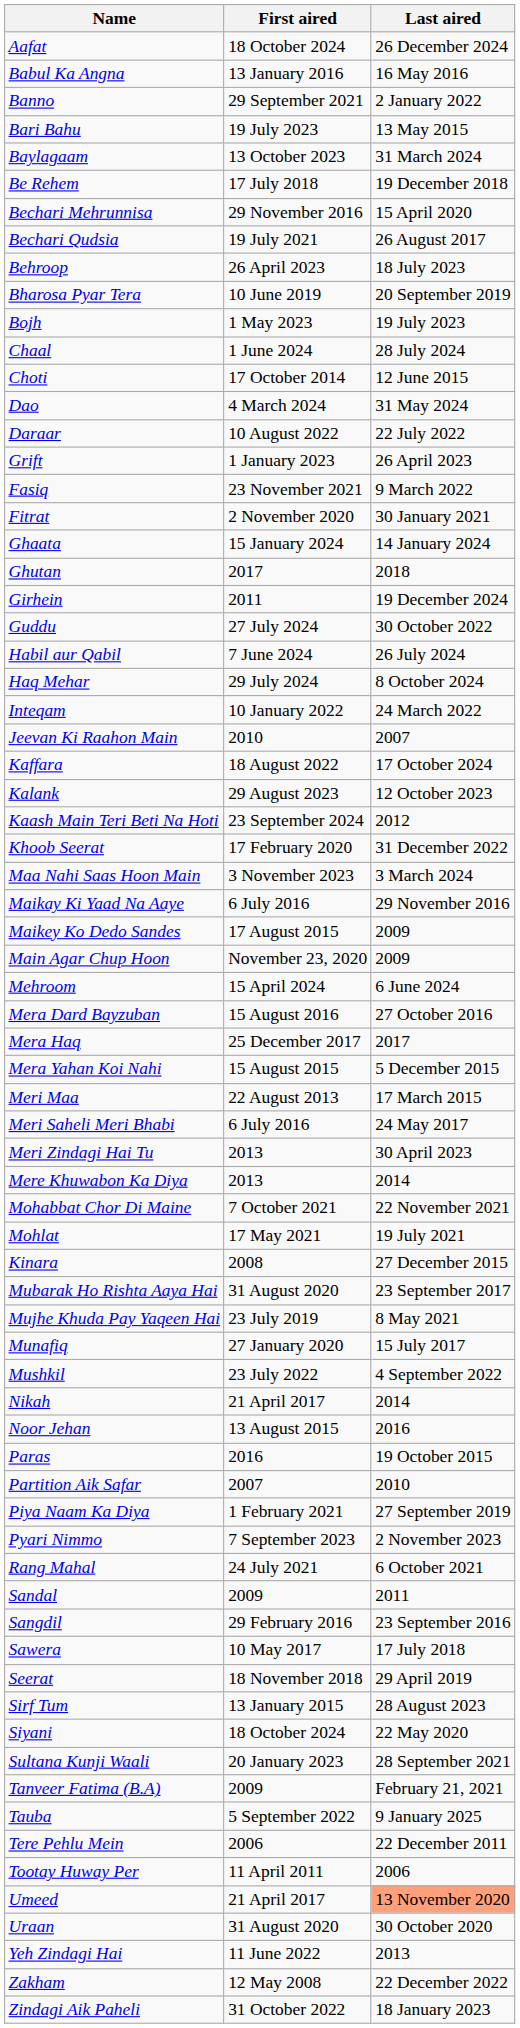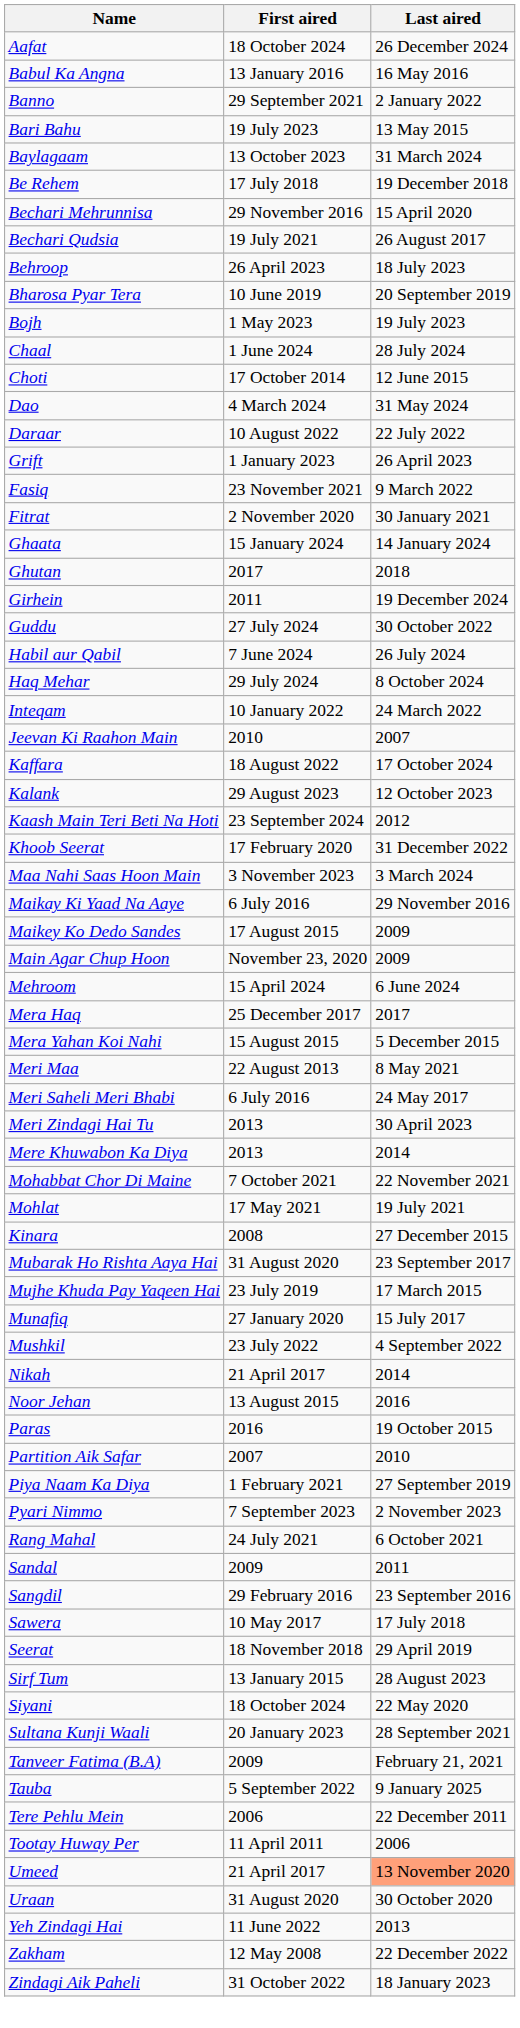- row: (84, 1014)
(428, 1097) 17 March 2015 -> (417, 1069) 8 May 2021
(417, 1318) 8 May 2021 -> (428, 1290) 17 March 2015
